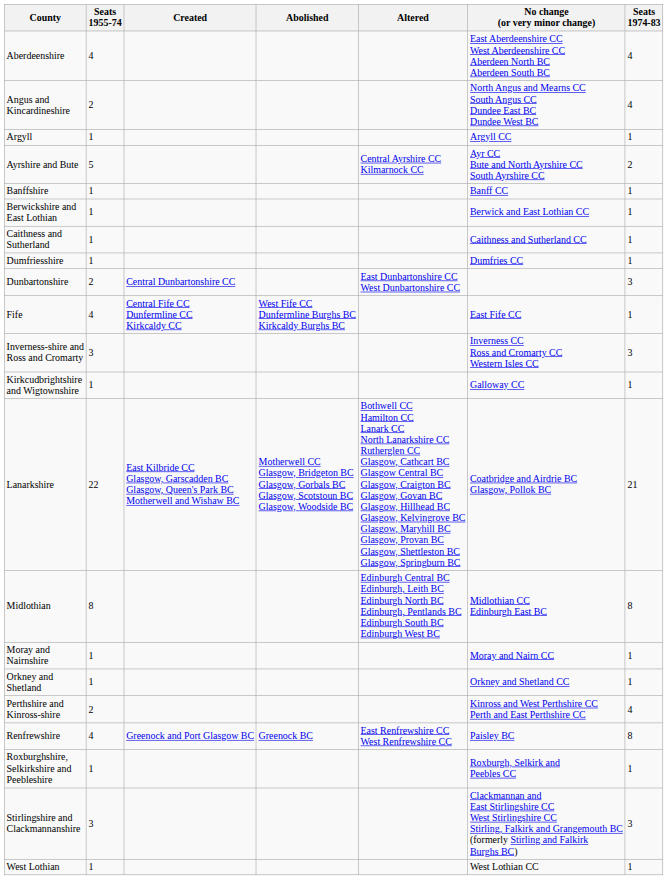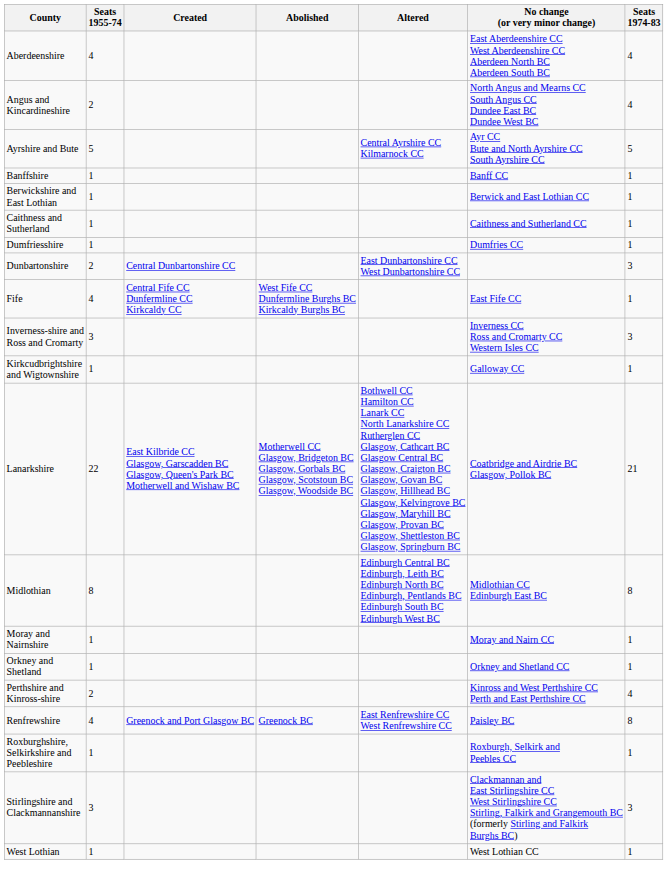- row: (19, 137)
(630, 164) 2 -> (630, 148) 5
